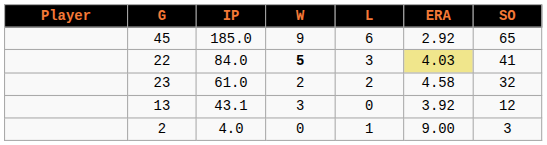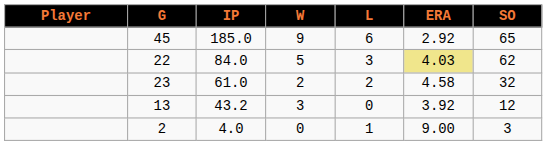(300, 61) bold -> (300, 61) normal
(507, 61) 41 -> (507, 61) 62
(231, 107) 43.1 -> (231, 107) 43.2
